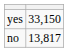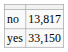rows swapped: (15, 19) <-> (13, 38)
